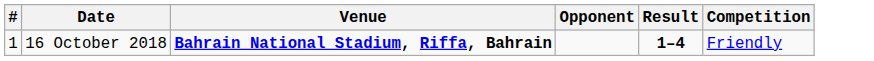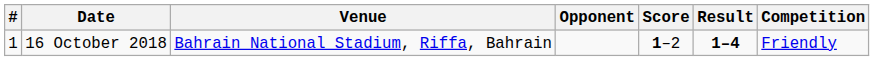+ column: (666, 17)
(363, 43) bold -> (363, 43) normal
